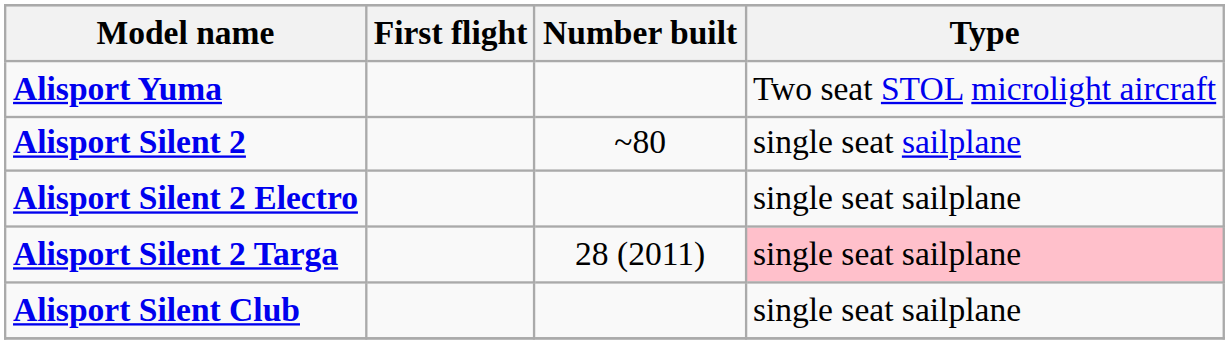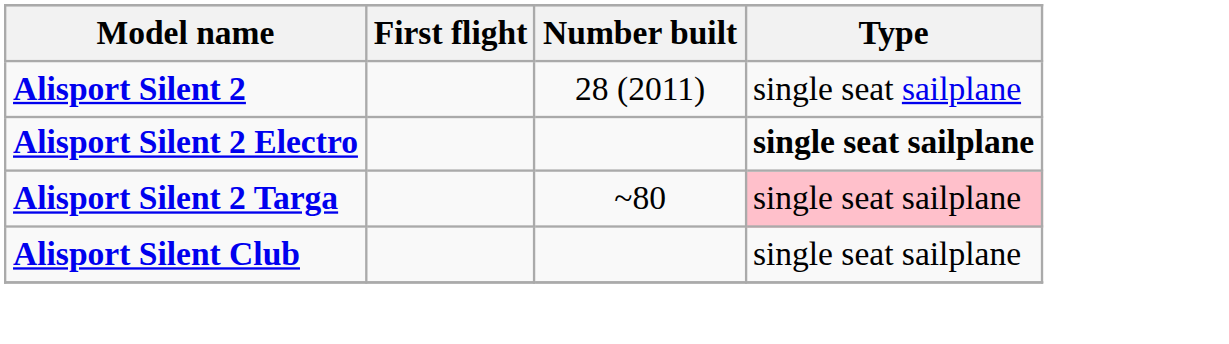- row: (118, 87)
(640, 143) ~80 -> (640, 87) 28 (2011)
(887, 198) normal -> (894, 143) bold
(640, 253) 28 (2011) -> (640, 198) ~80
